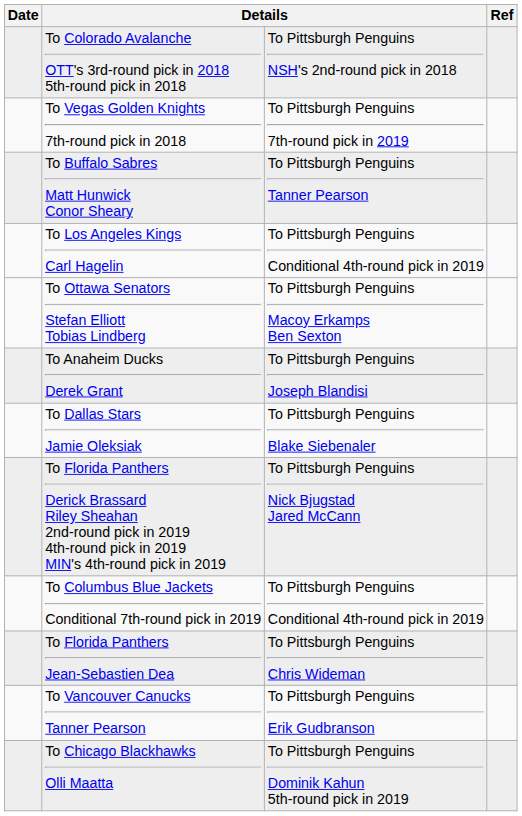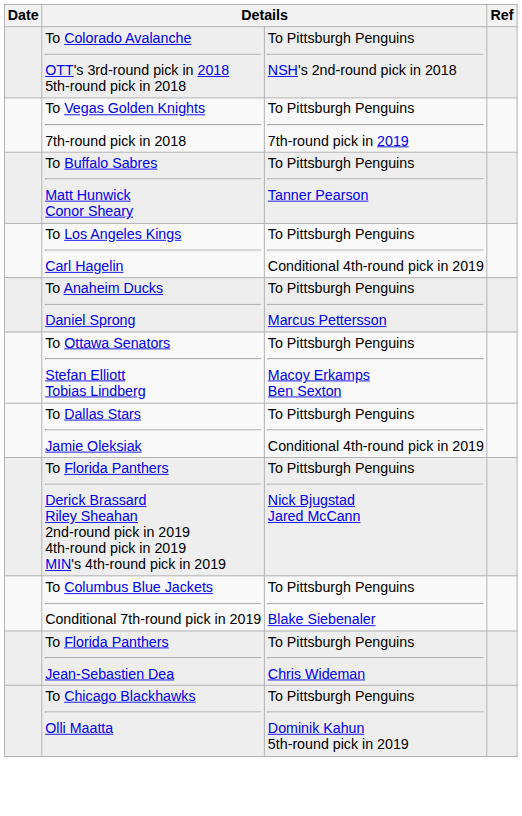+ row: (153, 304)
- row: (153, 375)
(376, 430) To Pittsburgh Penguins Blake Siebenaler -> (376, 430) To Pittsburgh Penguins Conditional 4th-round pick in 2019
(376, 603) To Pittsburgh Penguins Conditional 4th-round pick in 2019 -> (376, 603) To Pittsburgh Penguins Blake Siebenaler
- row: (153, 712)
